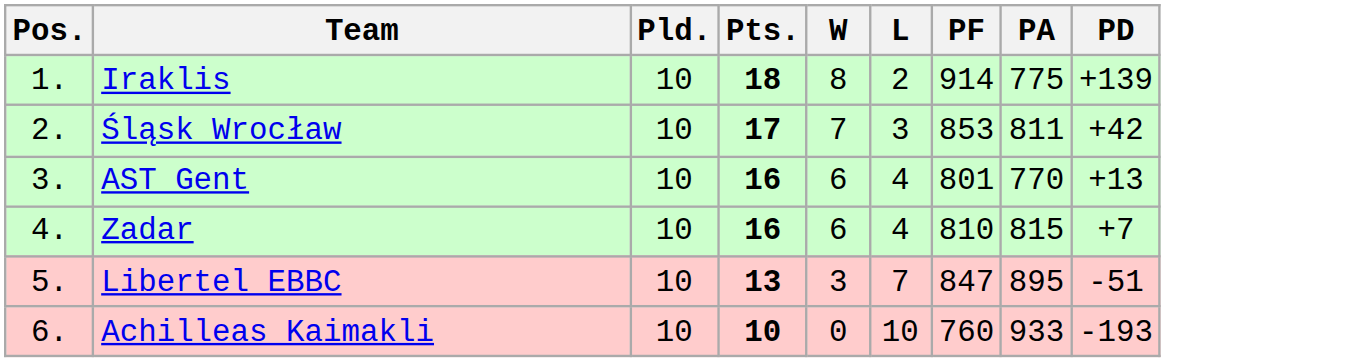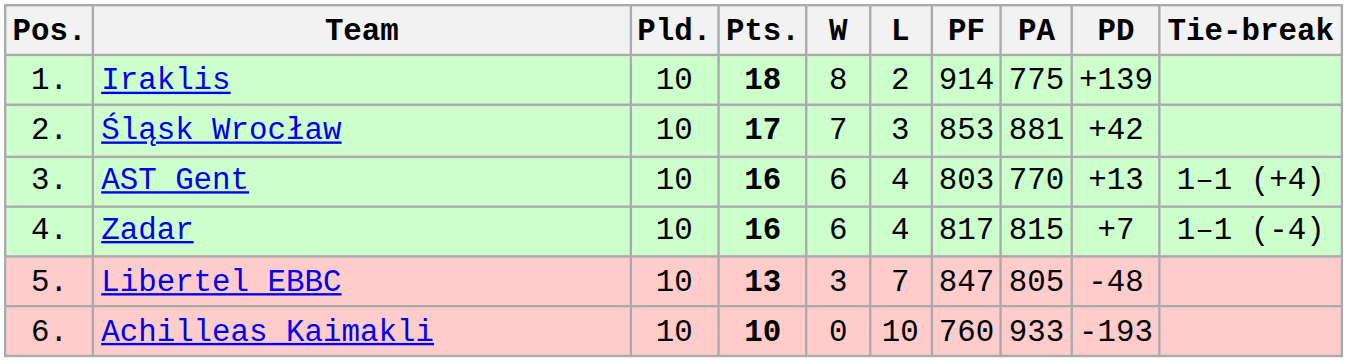+ column: (1251, 30)
(1037, 131) 811 -> (1037, 131) 881
(966, 181) 801 -> (966, 181) 803
(966, 231) 810 -> (966, 231) 817
(1037, 281) 895 -> (1037, 281) 805
(1116, 281) -51 -> (1116, 281) -48
